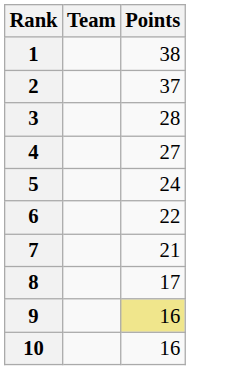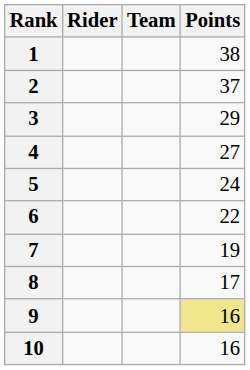+ column: (92, 20)
(170, 119) 28 -> (230, 119) 29
(170, 250) 21 -> (230, 250) 19
